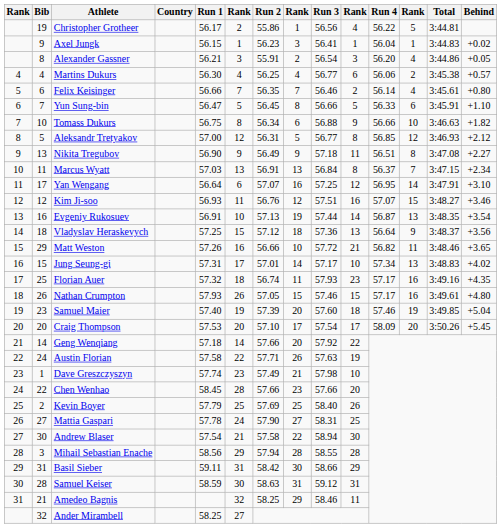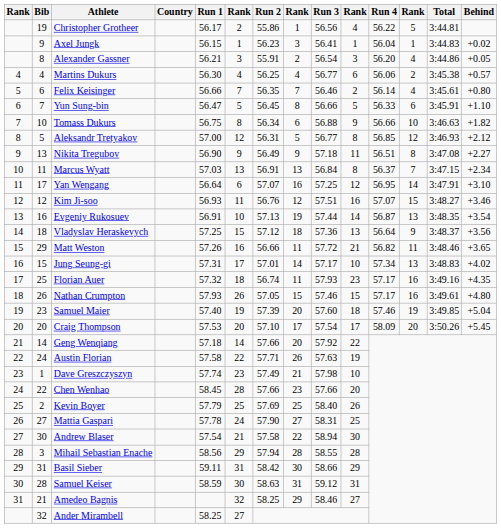(297, 248) 10 -> (297, 248) 11
(355, 500) 11 -> (355, 500) 27
